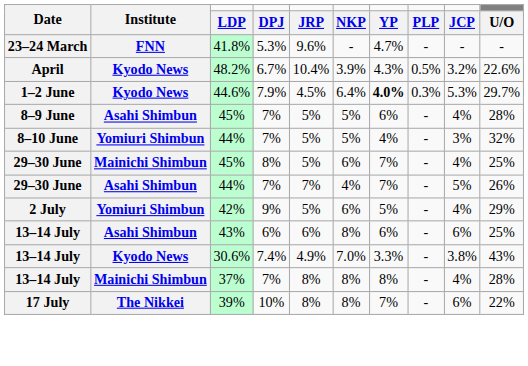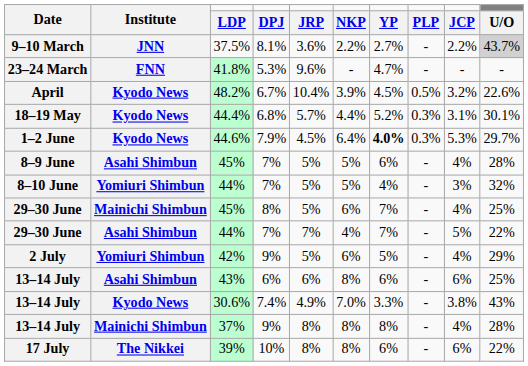+ row: (48, 45)
(389, 69) 4.3% -> (389, 92) 4.5%
+ row: (48, 115)
(502, 185) 26% -> (502, 232) 22%
(271, 279) 7% -> (271, 325) 9%
(389, 302) 7% -> (389, 349) 6%
